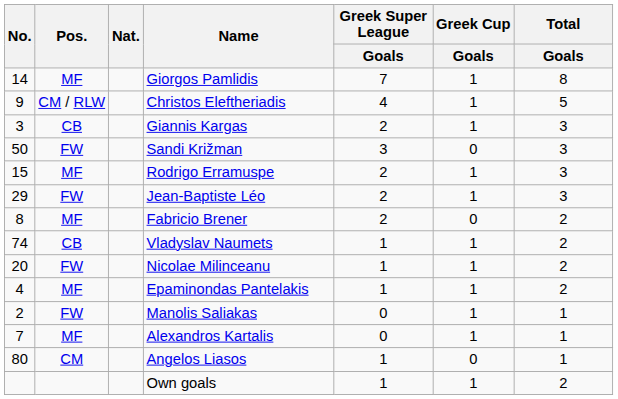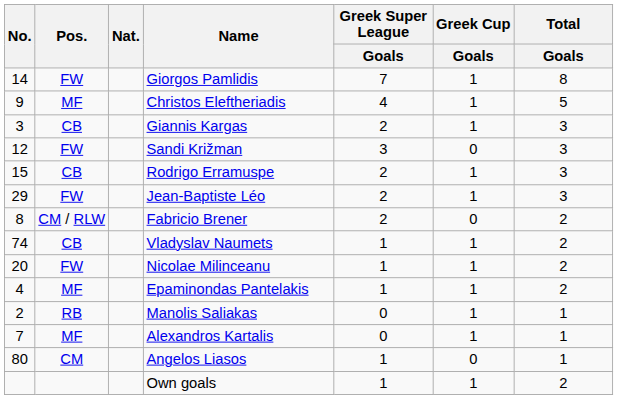(72, 79) MF -> (72, 79) FW
(72, 102) CM / RLW -> (72, 102) MF
(20, 149) 50 -> (20, 149) 12
(72, 172) MF -> (72, 172) CB
(72, 219) MF -> (72, 219) CM / RLW
(72, 312) FW -> (72, 312) RB
